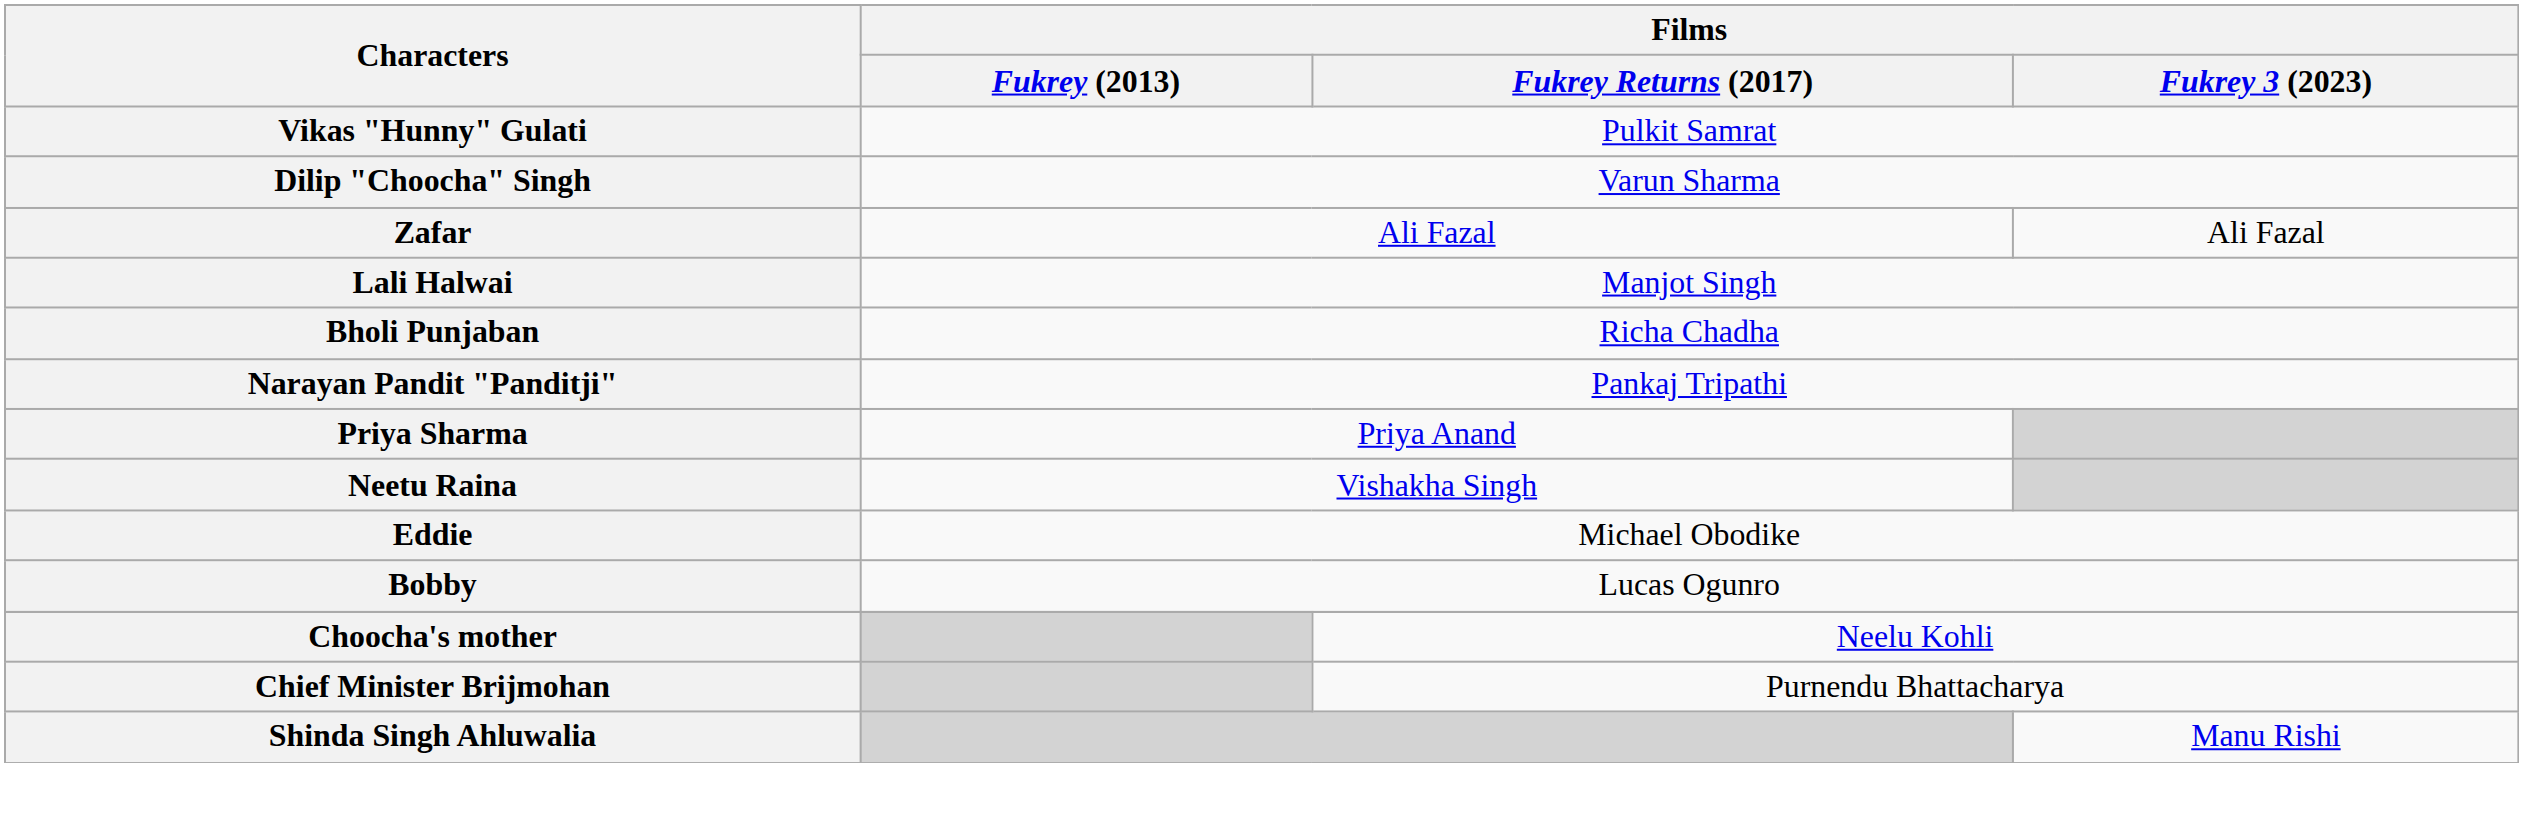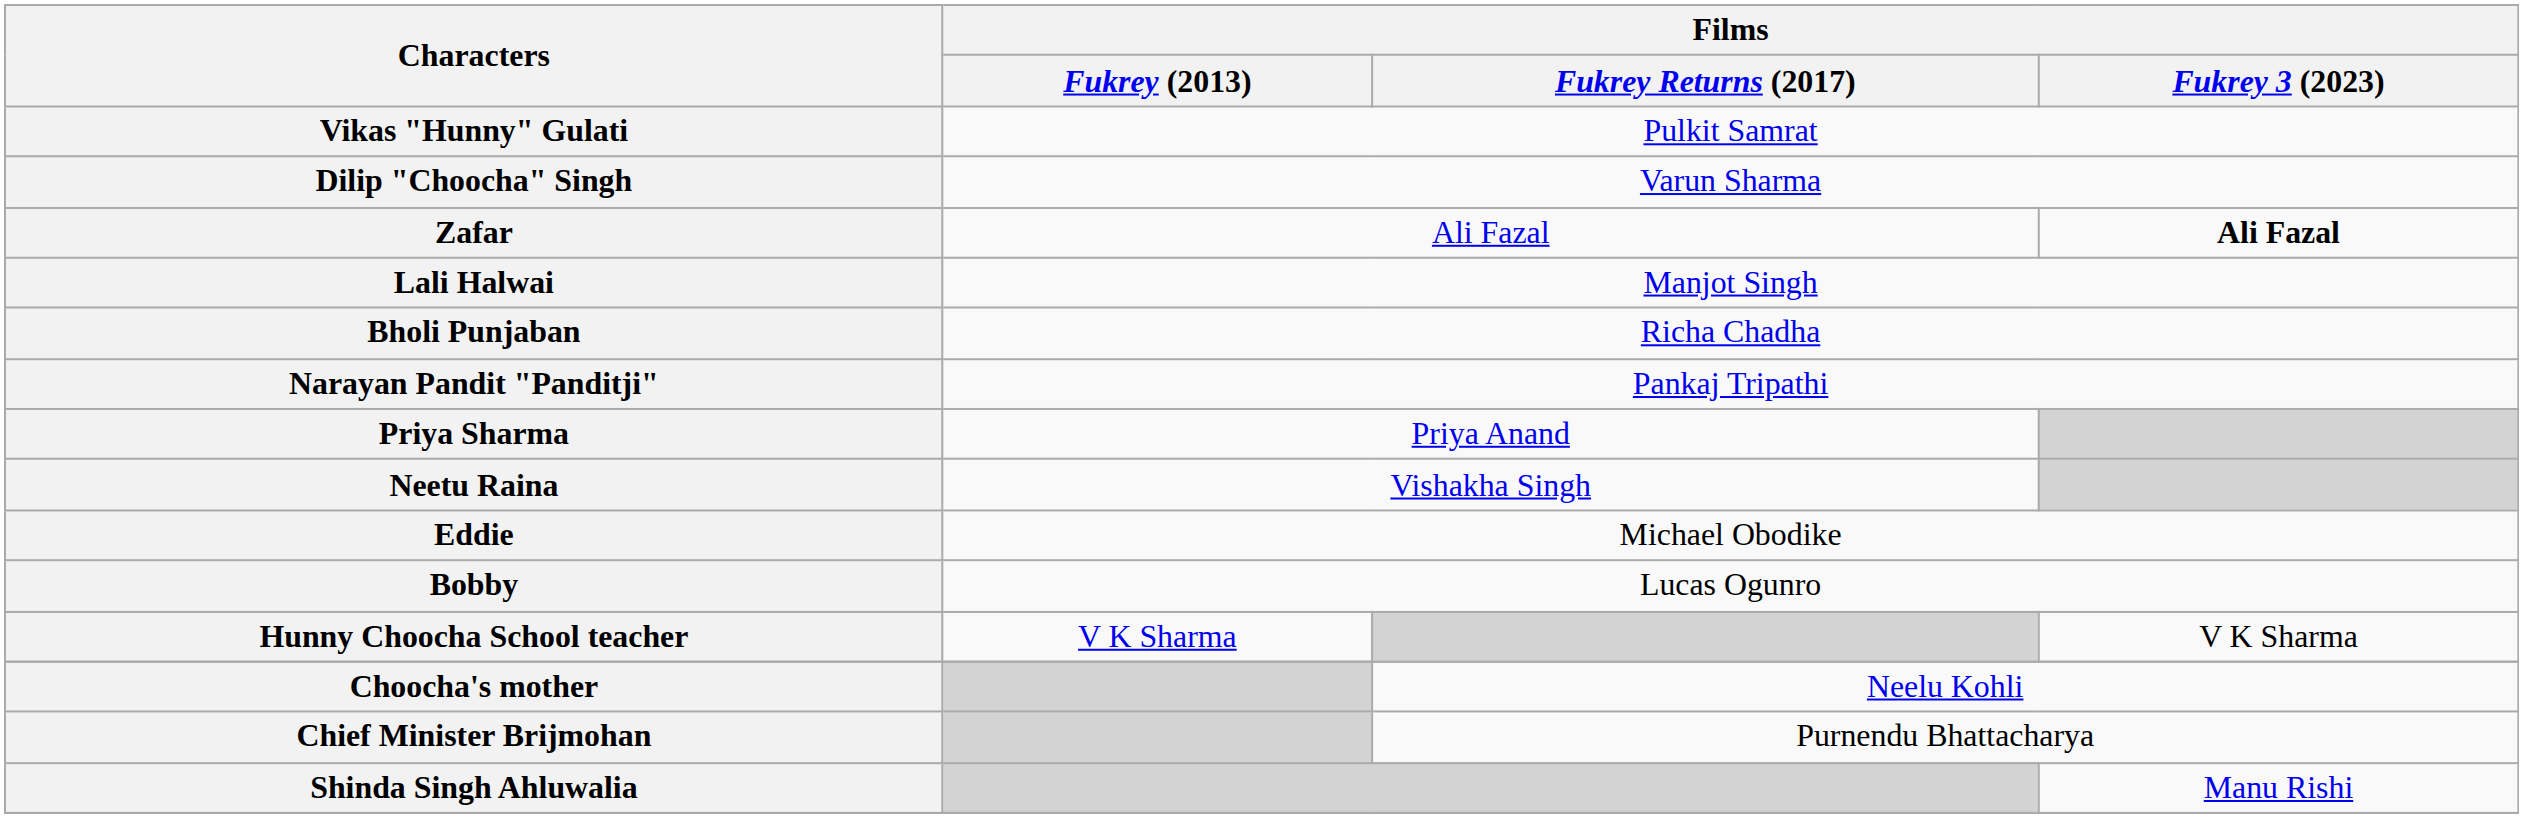(2266, 231) normal -> (2278, 231) bold
+ row: (474, 635)
